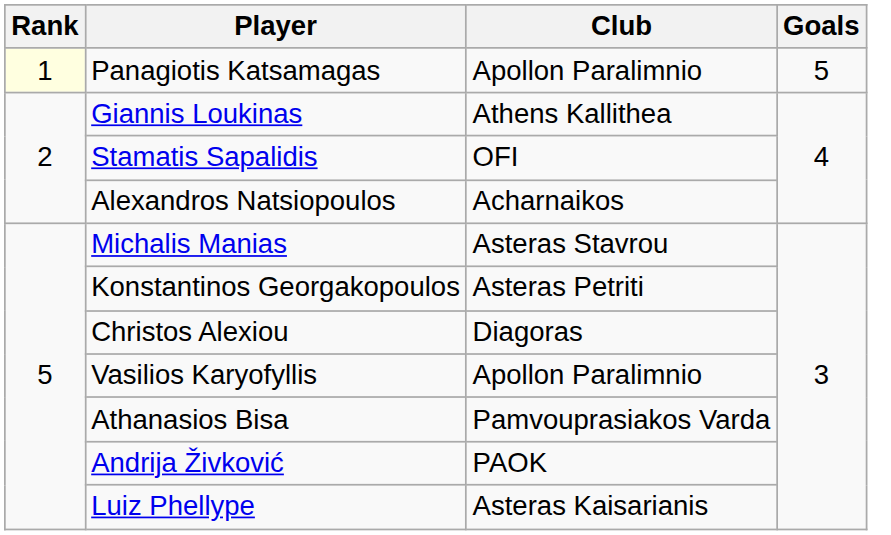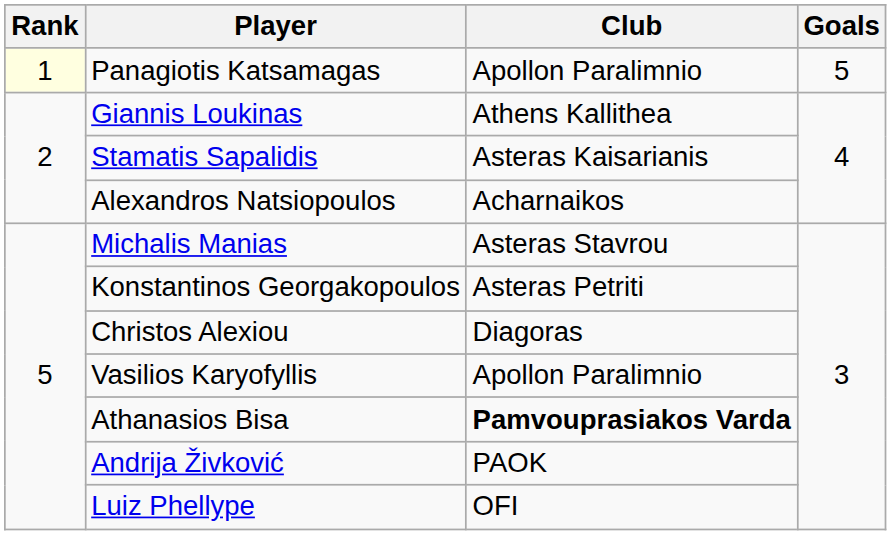(496, 157) OFI -> (590, 157) Asteras Kaisarianis
(621, 419) normal -> (632, 419) bold
(590, 506) Asteras Kaisarianis -> (496, 506) OFI
